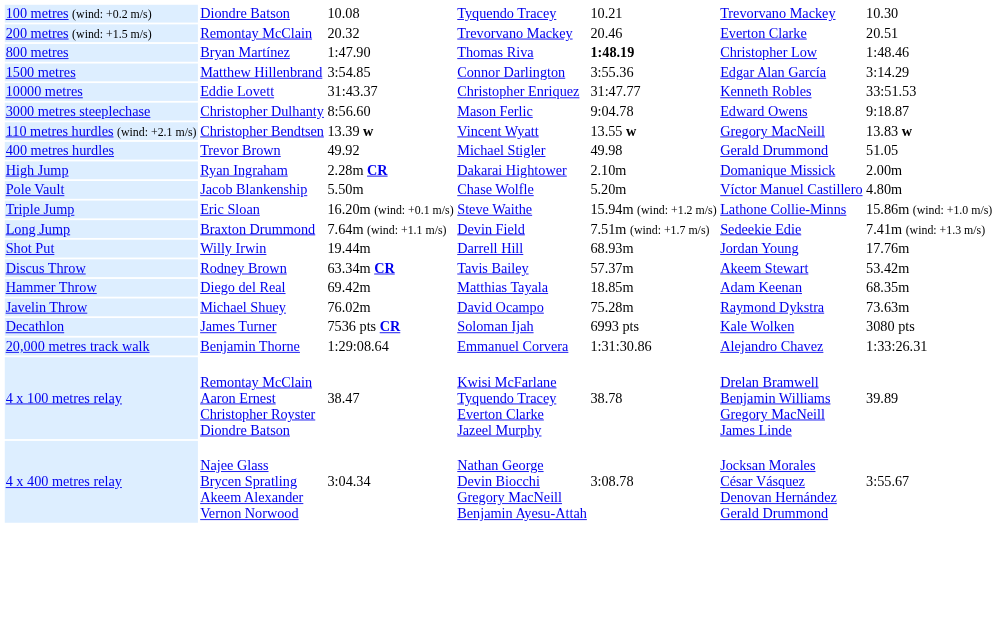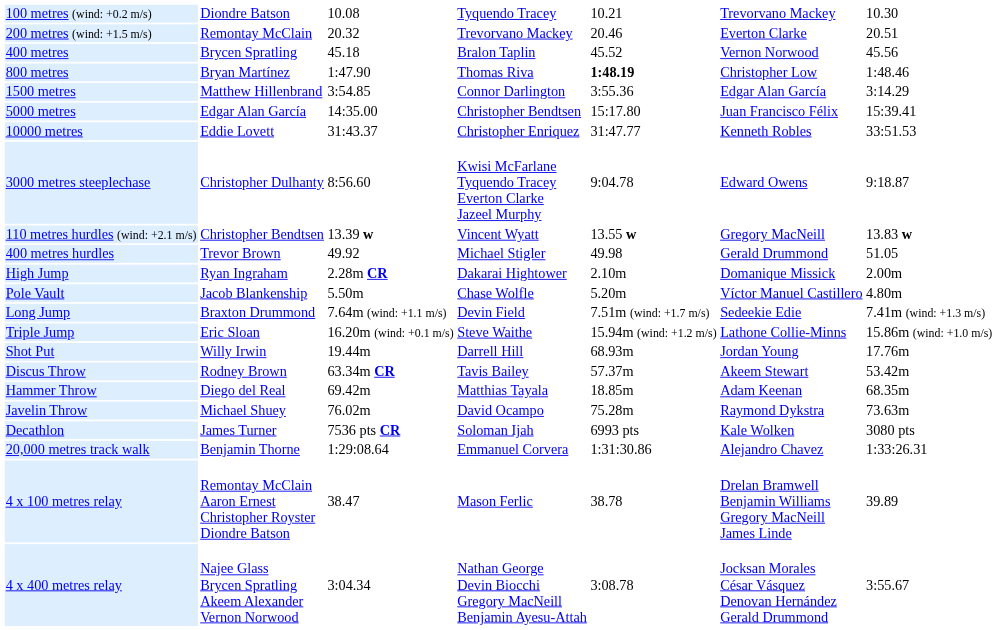+ row: (37, 52)
+ row: (41, 111)
(495, 111) Mason Ferlic -> (507, 190) Kwisi McFarlane Tyquendo Tracey Everton Clarke Jazeel Murphy
rows swapped: (38, 229) <-> (40, 209)
(507, 406) Kwisi McFarlane Tyquendo Tracey Everton Clarke Jazeel Murphy -> (495, 501) Mason Ferlic
